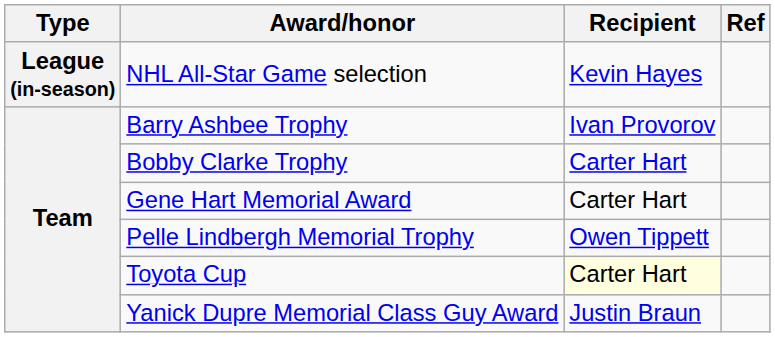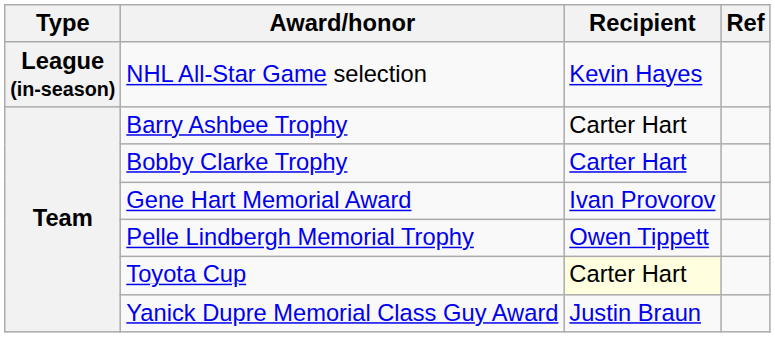(642, 125) Ivan Provorov -> (628, 125) Carter Hart
(628, 200) Carter Hart -> (642, 200) Ivan Provorov
